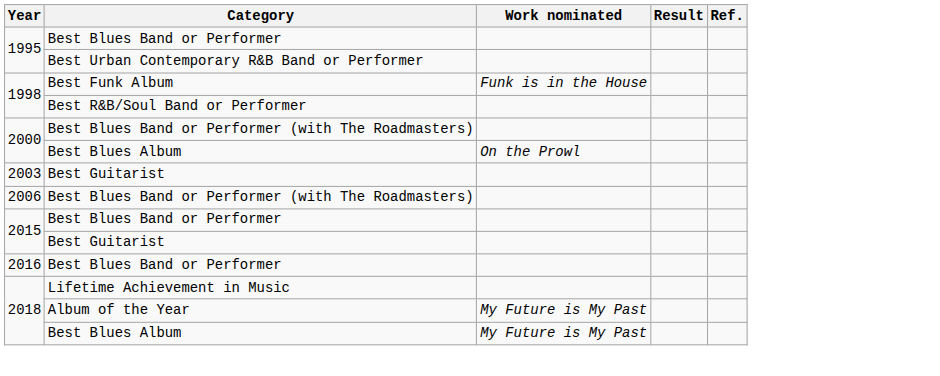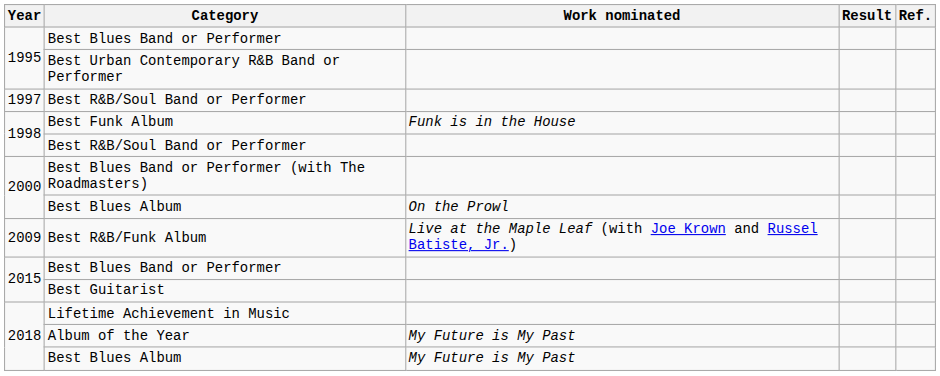+ row: (25, 100)
- row: (25, 175)
- row: (25, 197)
+ row: (25, 237)
- row: (25, 265)
